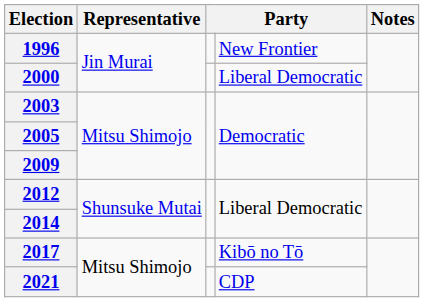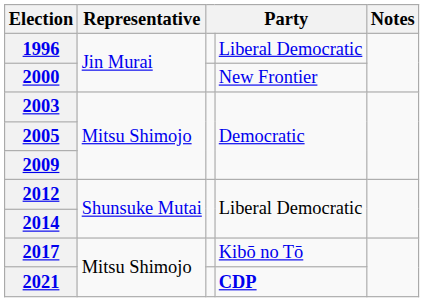(268, 48) New Frontier -> (291, 48) Liberal Democratic
(291, 77) Liberal Democratic -> (268, 77) New Frontier
(237, 281) normal -> (238, 281) bold
